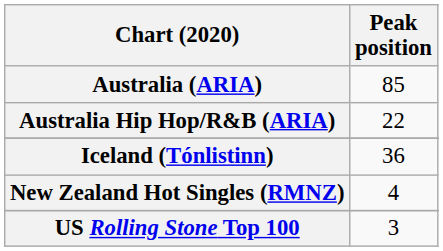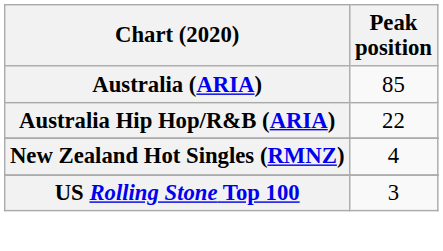- row: (177, 156)
